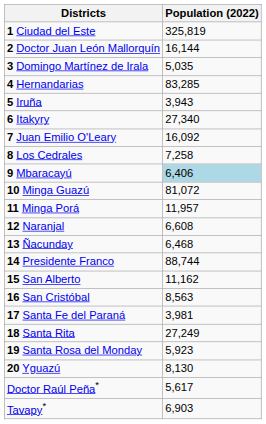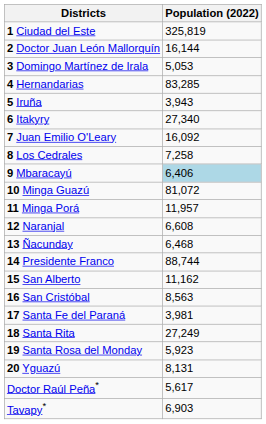(179, 66) 5,035 -> (179, 66) 5,053
(179, 368) 8,130 -> (179, 368) 8,131
